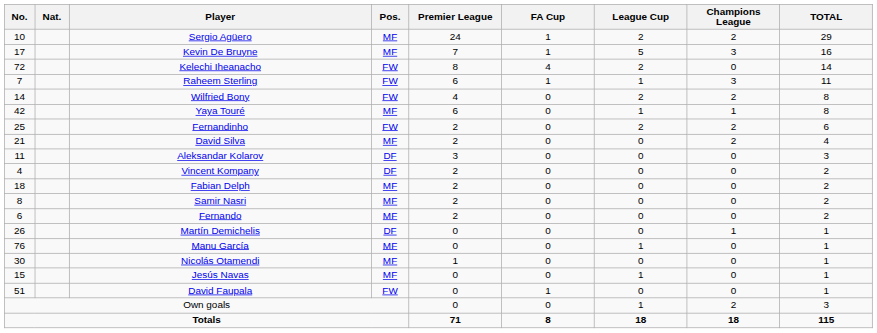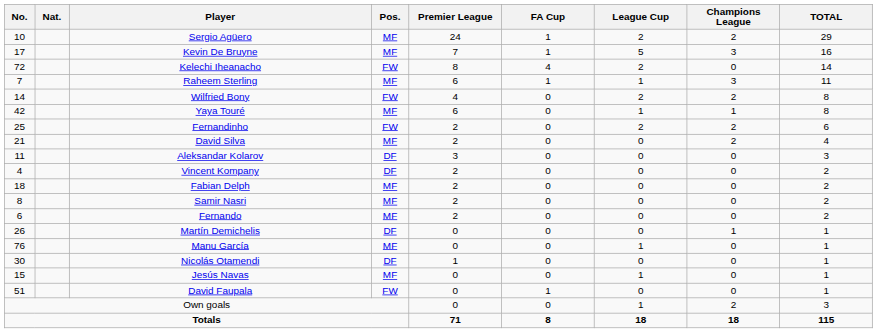(390, 81) FW -> (390, 81) MF
(390, 260) MF -> (390, 260) DF
